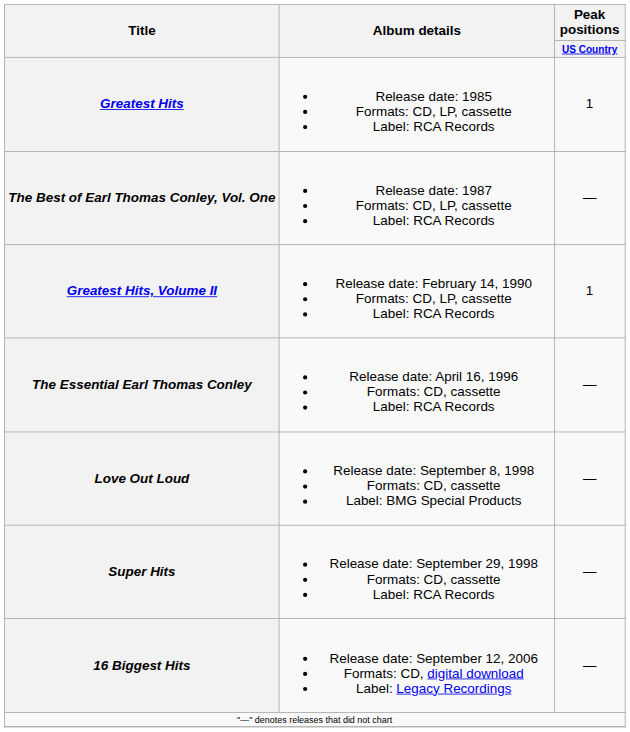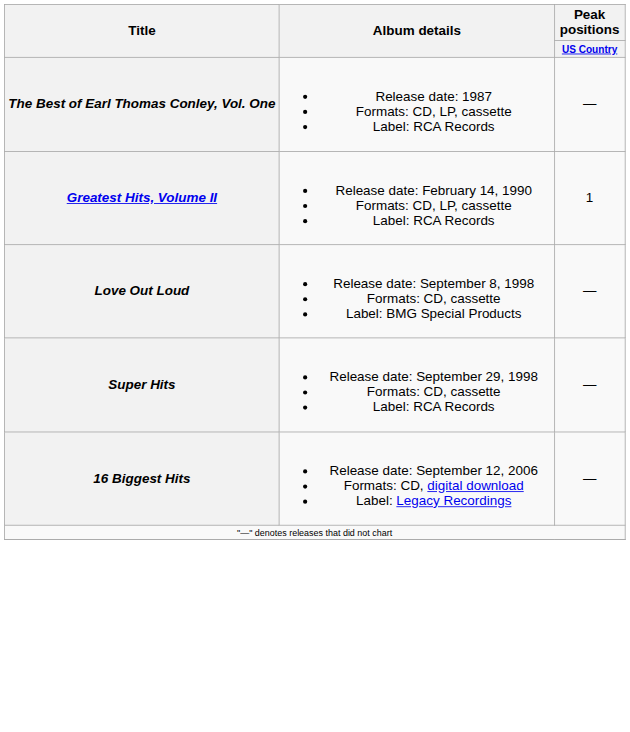- row: (142, 104)
- row: (142, 384)
